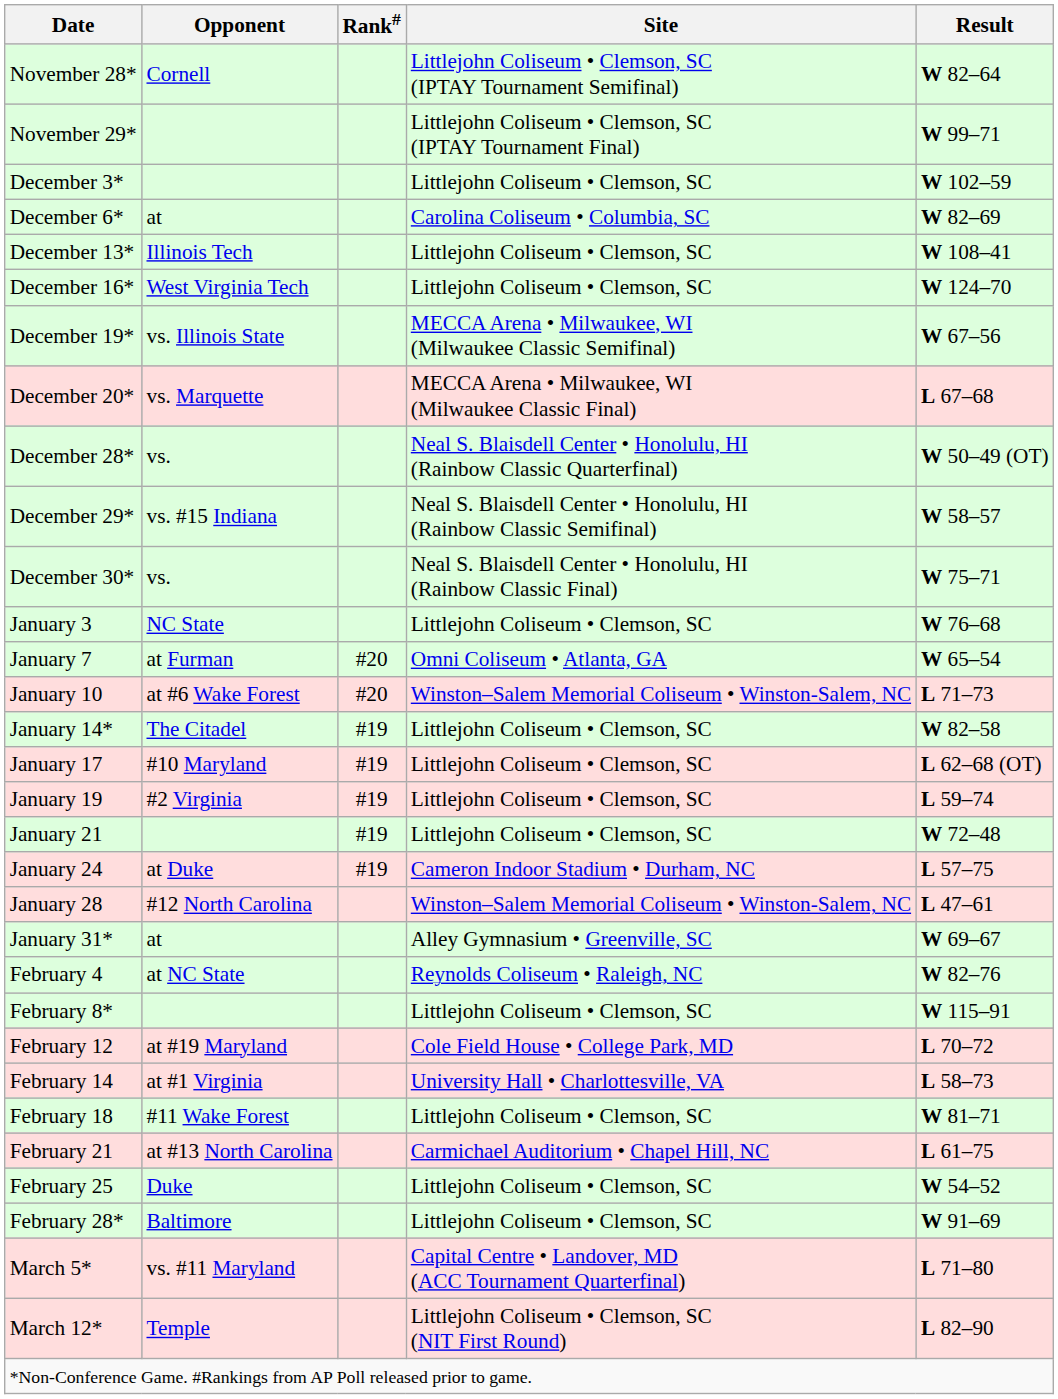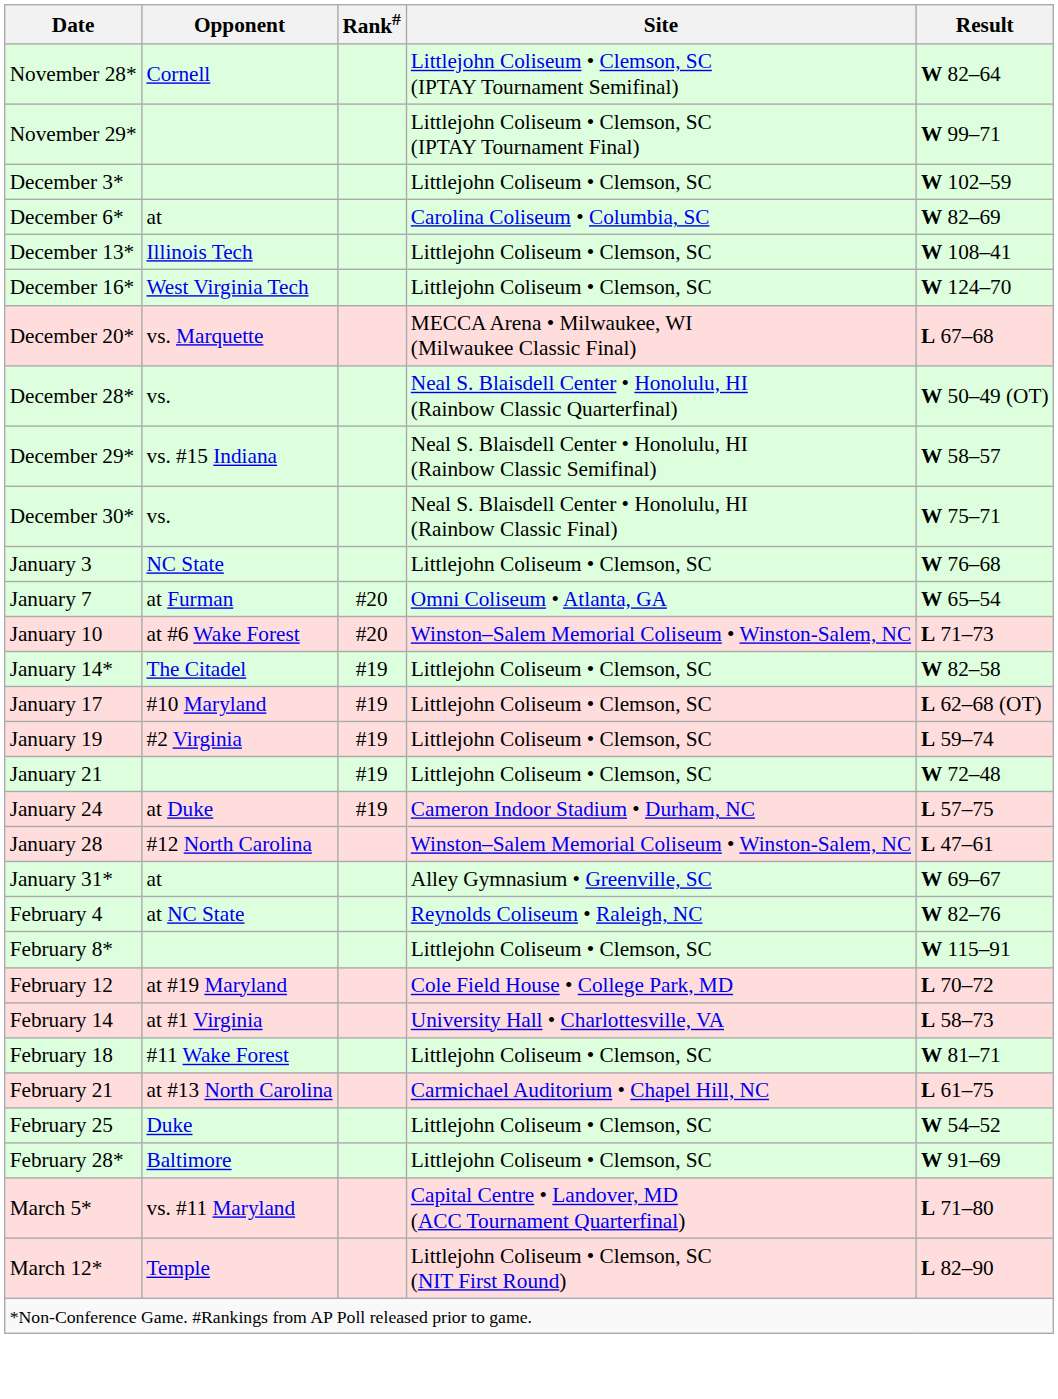- row: (72, 335)
